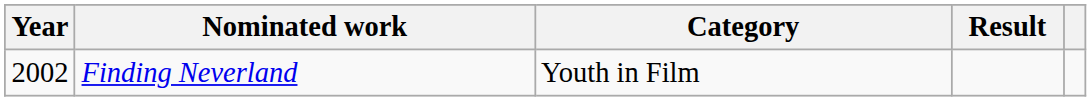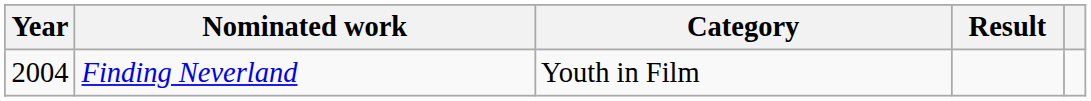(40, 72) 2002 -> (40, 72) 2004
